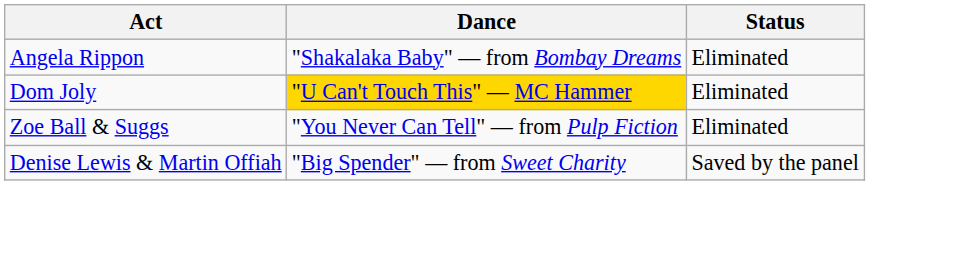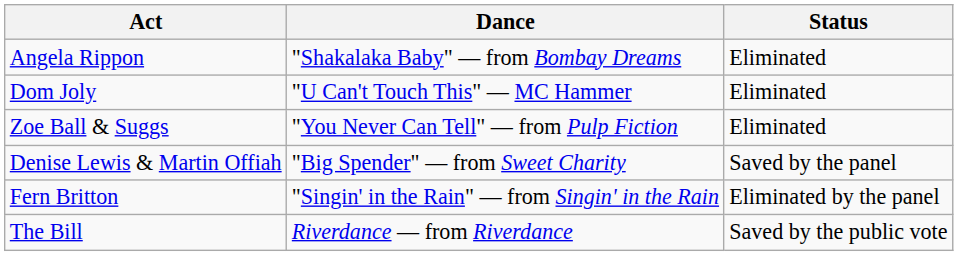(462, 92) gold background -> (462, 92) no background
+ row: (64, 197)
+ row: (46, 232)
